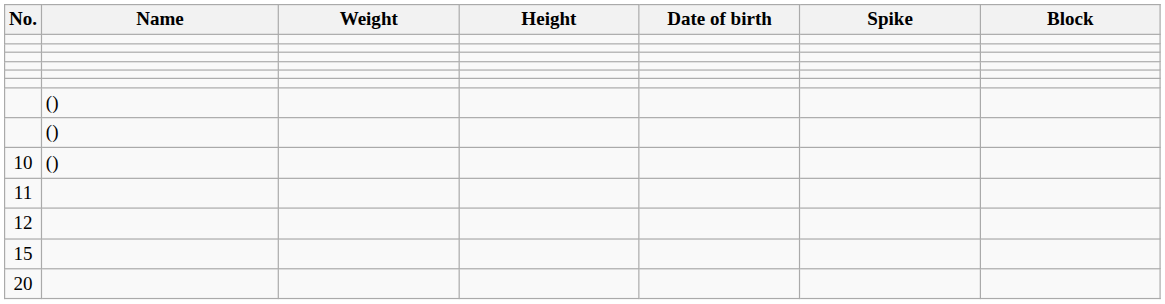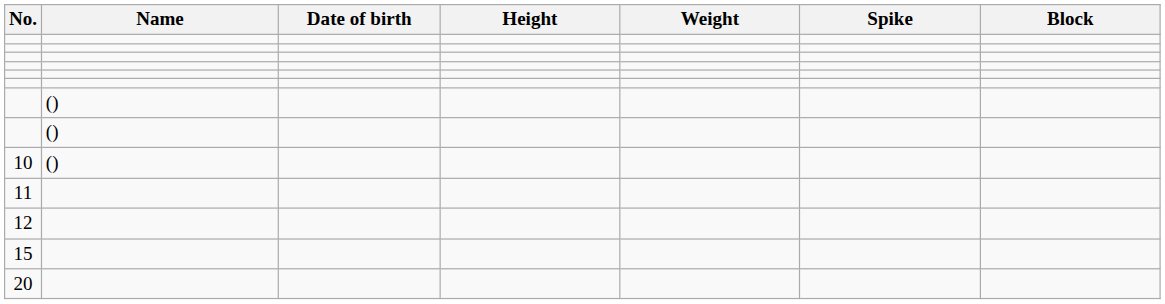columns swapped: (719, 19) <-> (369, 19)
